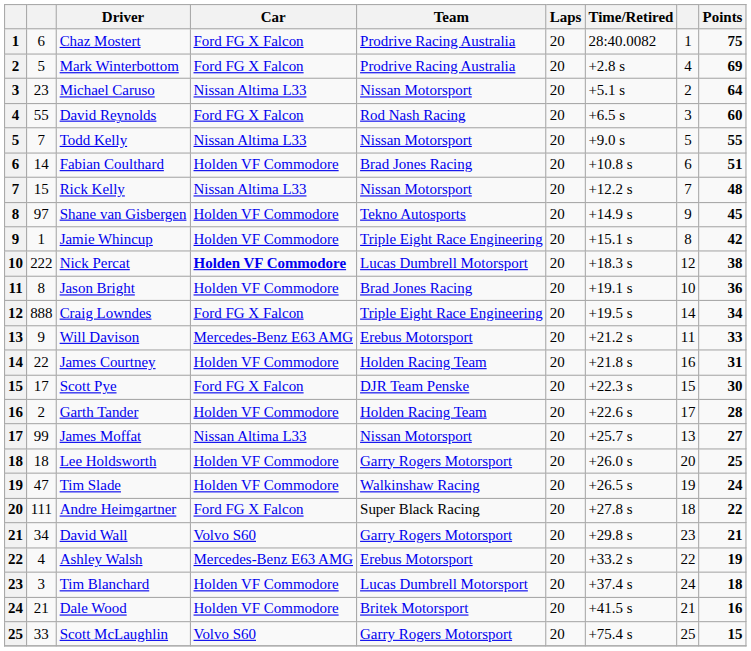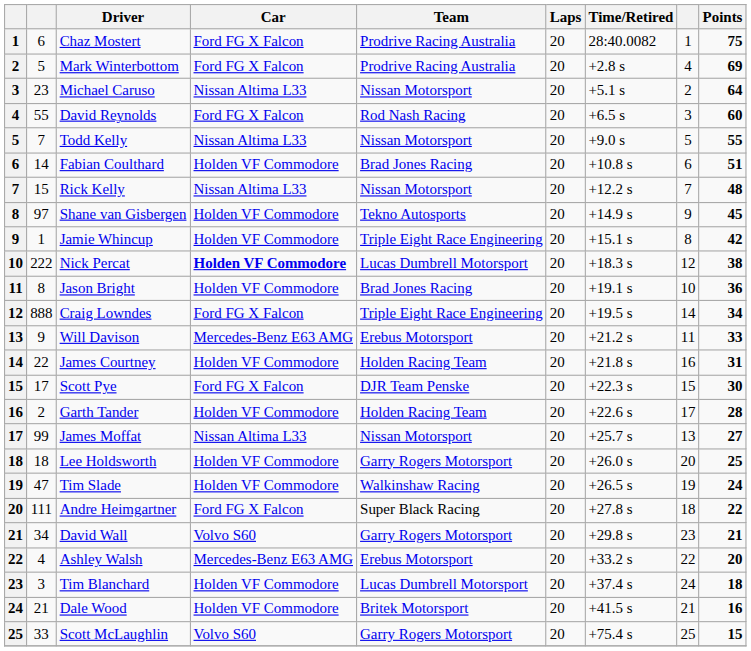(735, 559) 19 -> (735, 559) 20
